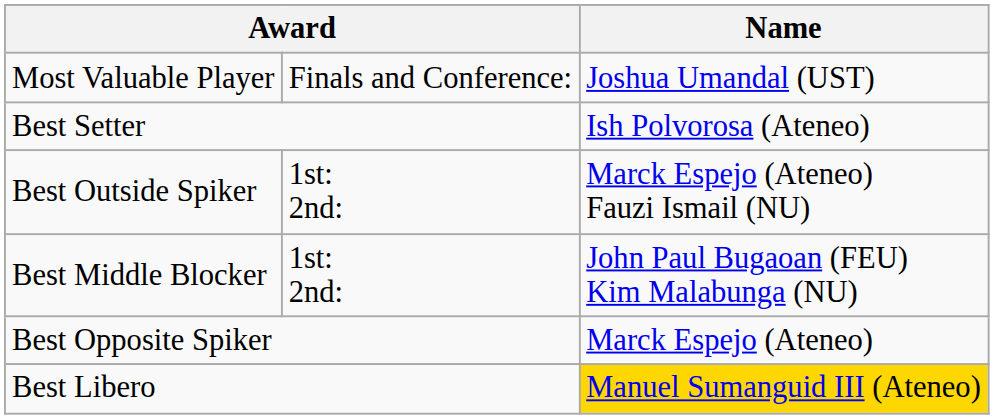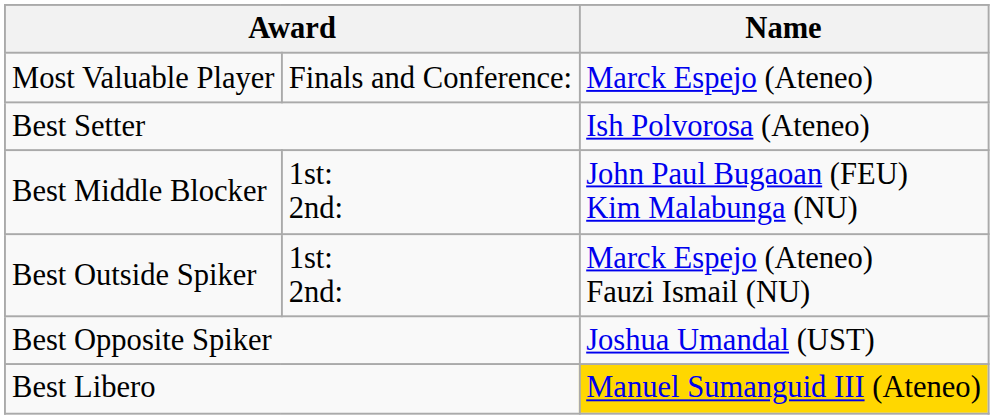(730, 77) Joshua Umandal (UST) -> (730, 77) Marck Espejo (Ateneo)
rows swapped: (134, 191) <-> (139, 274)
(730, 339) Marck Espejo (Ateneo) -> (730, 339) Joshua Umandal (UST)
